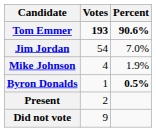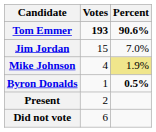(102, 48) 54 -> (102, 48) 15
(138, 65) no background -> (138, 65) khaki background
(105, 118) 9 -> (105, 118) 6
